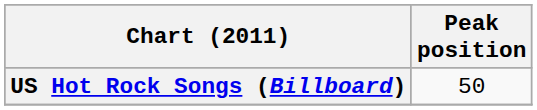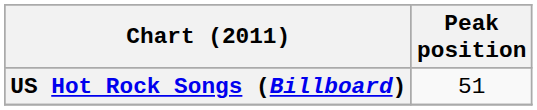(472, 87) 50 -> (472, 87) 51
